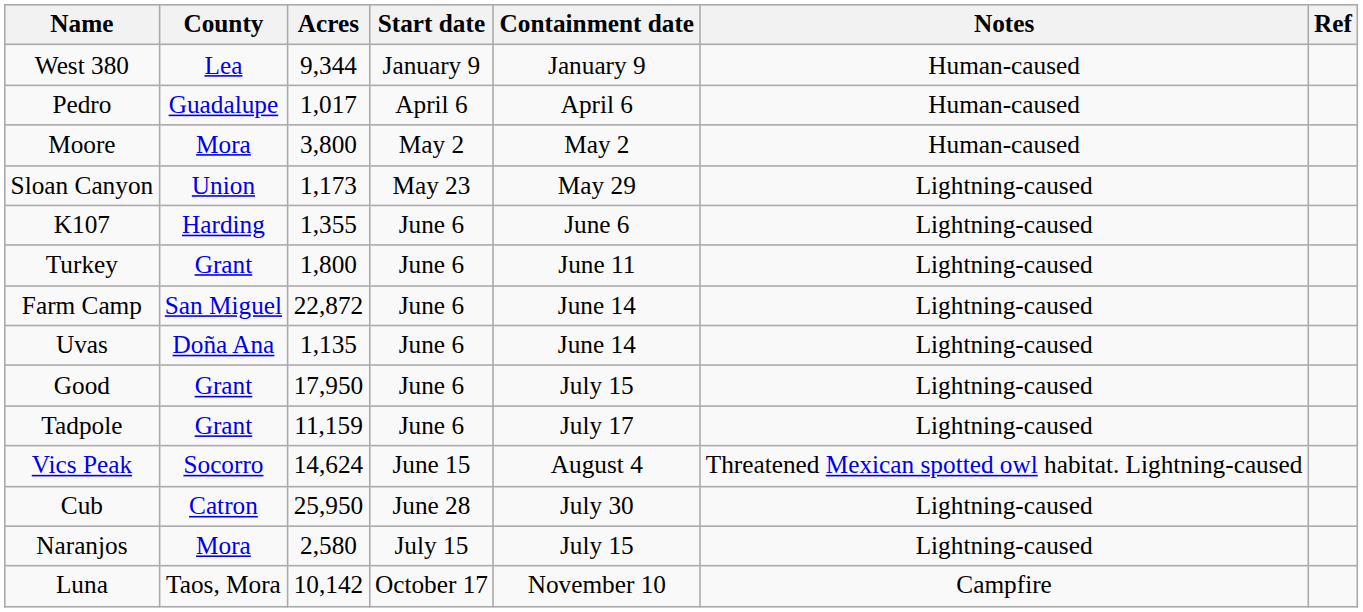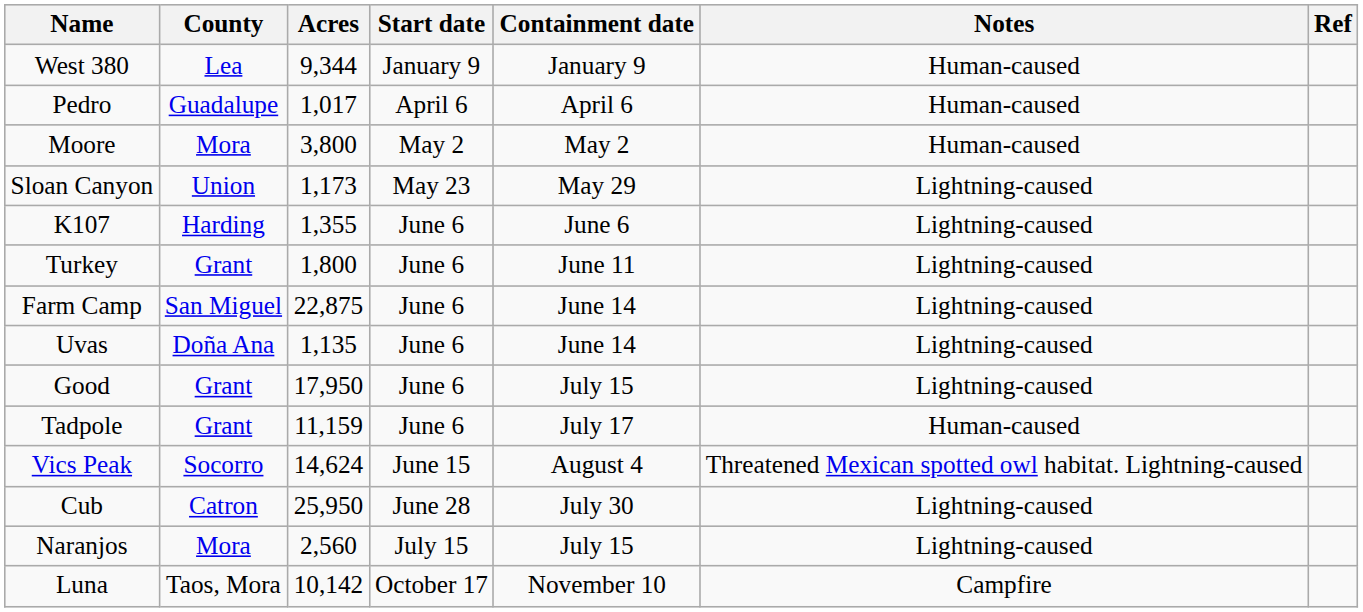(328, 305) 22,872 -> (328, 305) 22,875
(1004, 425) Lightning-caused -> (1004, 425) Human-caused
(328, 545) 2,580 -> (328, 545) 2,560
